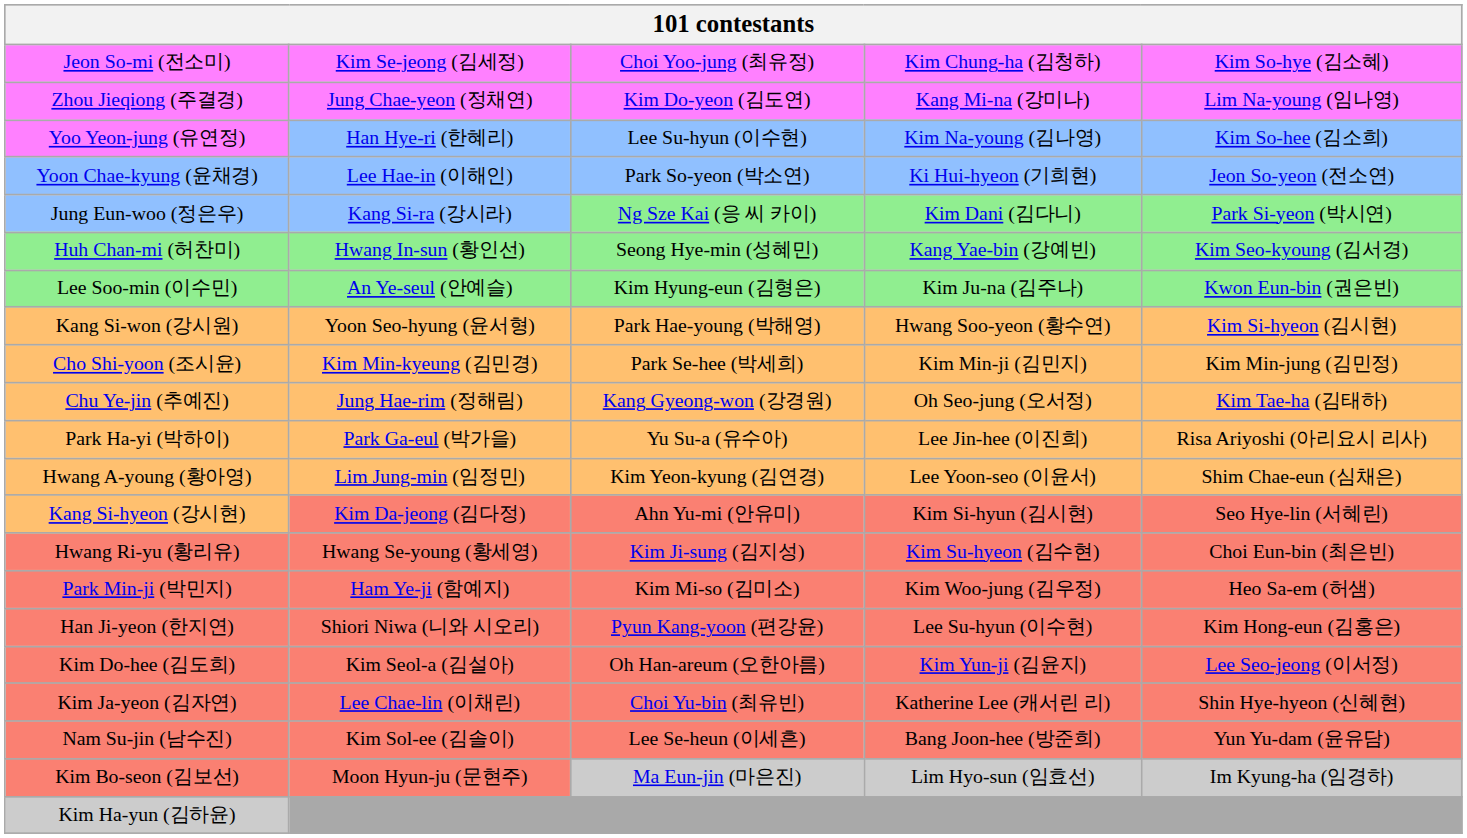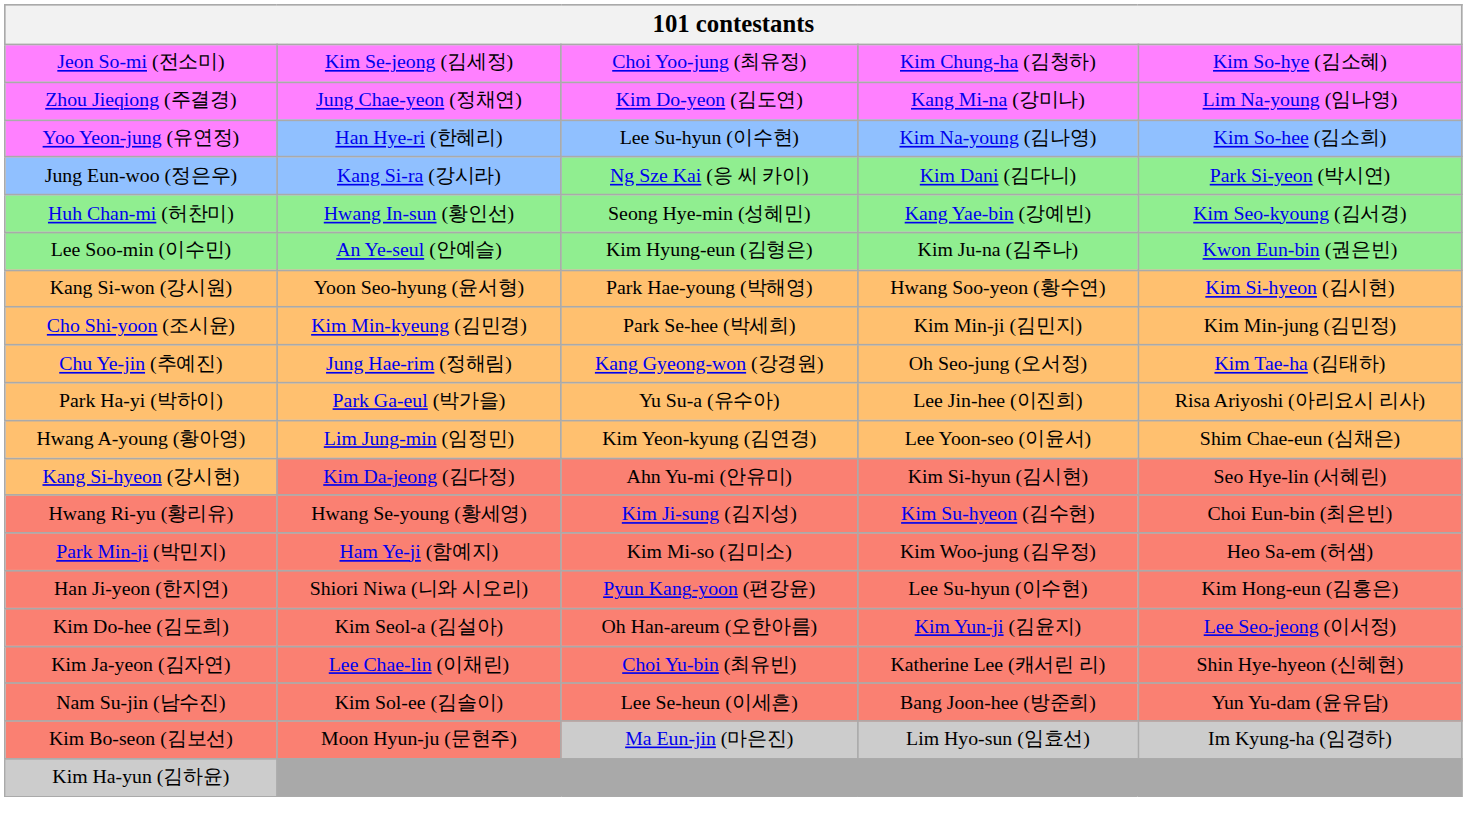- row: (147, 175)
